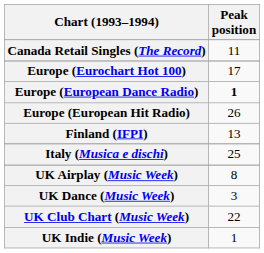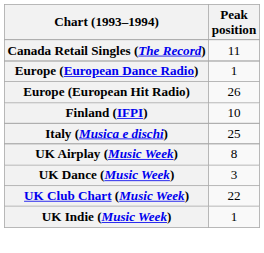- row: (107, 71)
(234, 92) bold -> (234, 71) normal
(234, 133) 13 -> (234, 112) 10
